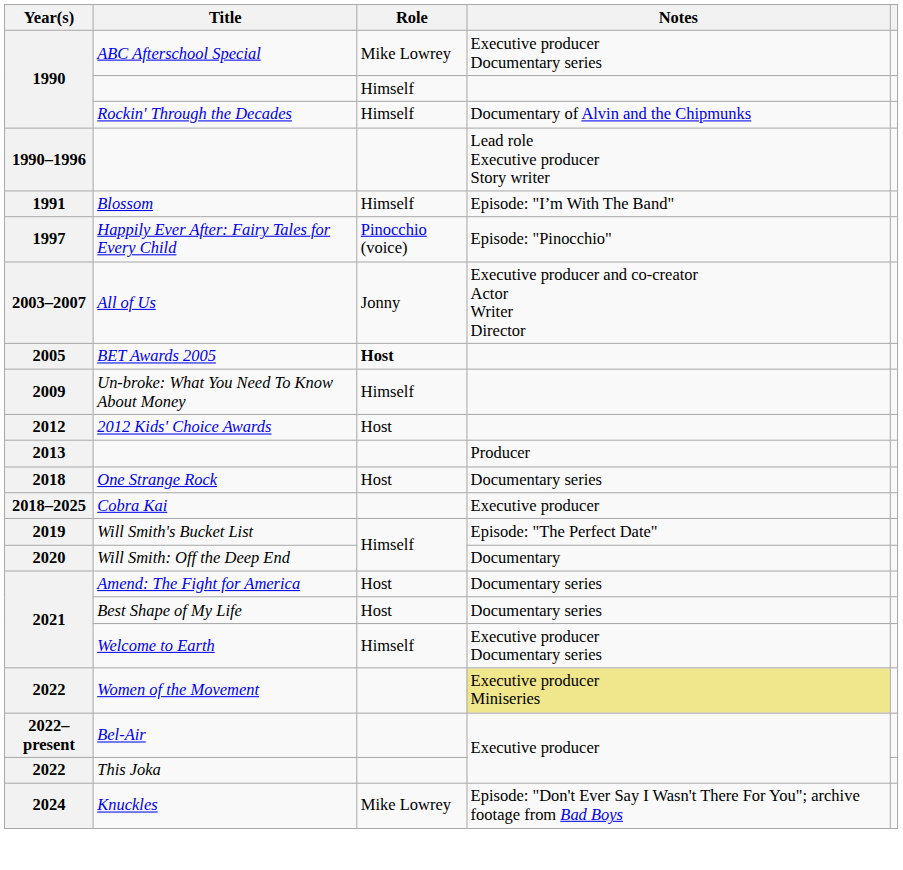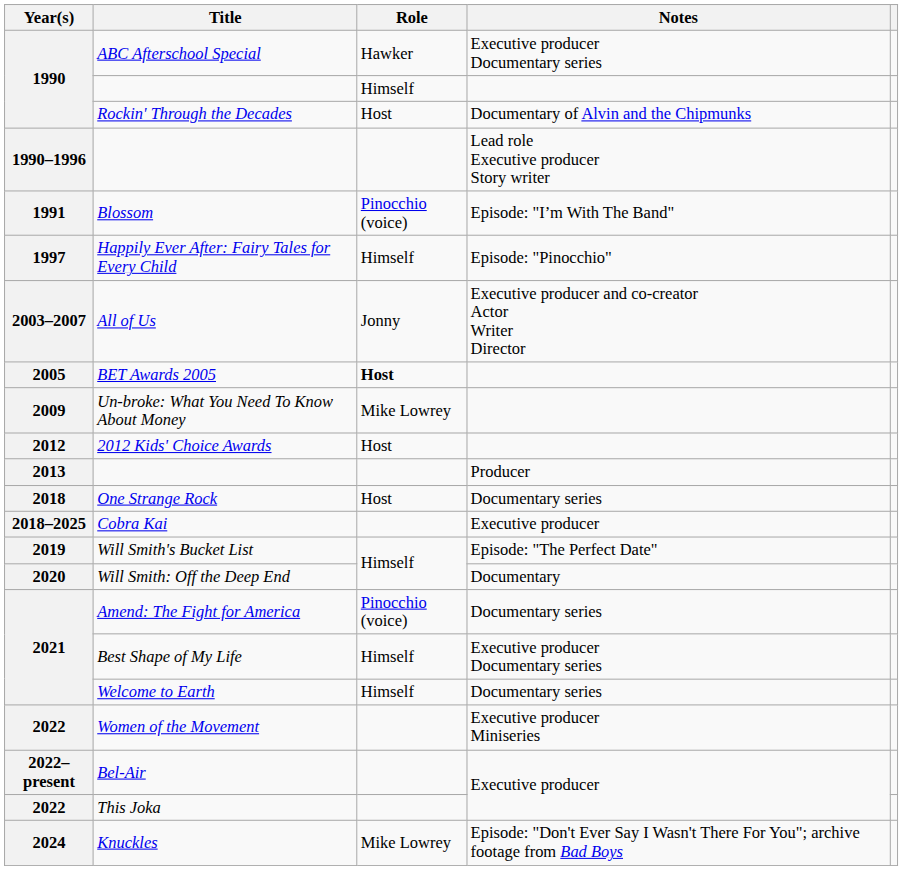(406, 52) Mike Lowrey -> (387, 52) Hawker
(387, 114) Himself -> (376, 114) Host
(387, 203) Himself -> (394, 213) Pinocchio (voice)
(394, 239) Pinocchio (voice) -> (387, 257) Himself
(387, 391) Himself -> (406, 410) Mike Lowrey
(376, 584) Host -> (394, 611) Pinocchio (voice)
(376, 610) Host -> (387, 656) Himself
(536, 610) Documentary series -> (536, 656) Executive producer Documentary series
(536, 645) Executive producer Documentary series -> (536, 691) Documentary series
(535, 690) khaki background -> (535, 727) no background
